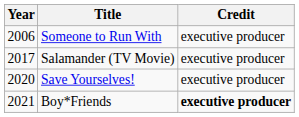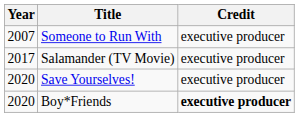(21, 36) 2006 -> (21, 36) 2007
(21, 101) 2021 -> (21, 101) 2020
